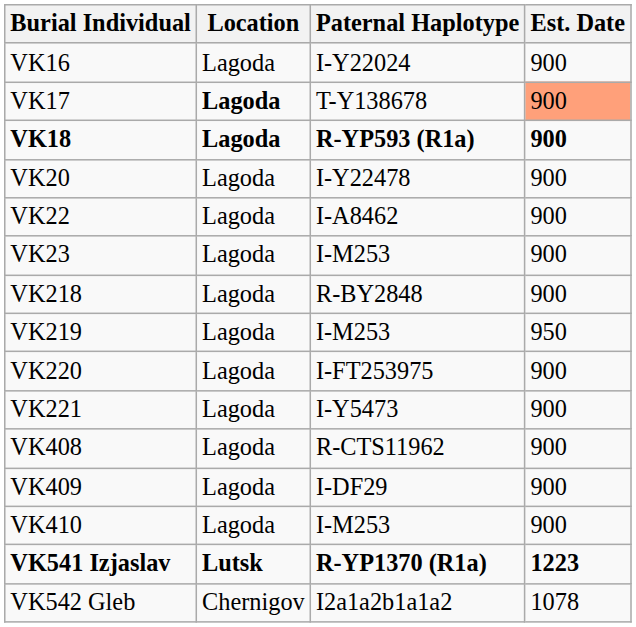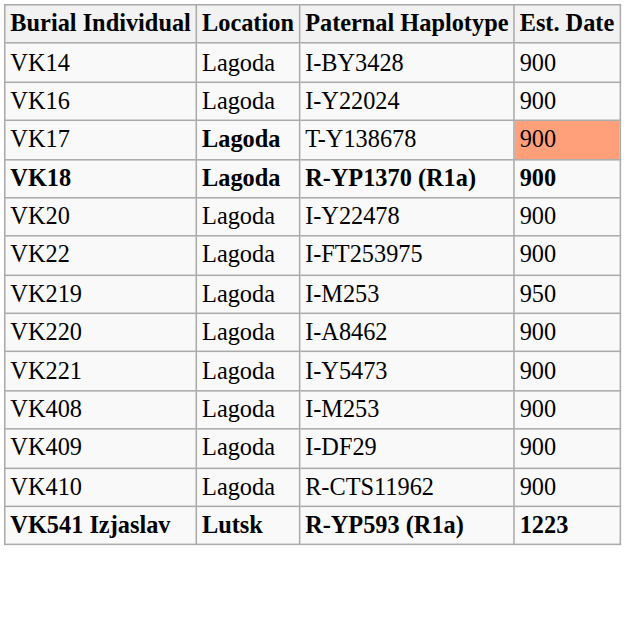+ row: (40, 62)
(395, 139) R-YP593 (R1a) -> (391, 178) R-YP1370 (R1a)
(357, 216) I-A8462 -> (364, 255) I-FT253975
- row: (40, 255)
- row: (46, 293)
(375, 370) I-FT253975 -> (346, 332) I-A8462
(380, 448) R-CTS11962 -> (342, 409) I-M253
(353, 525) I-M253 -> (370, 486) R-CTS11962
(401, 563) R-YP1370 (R1a) -> (384, 525) R-YP593 (R1a)
- row: (73, 602)
